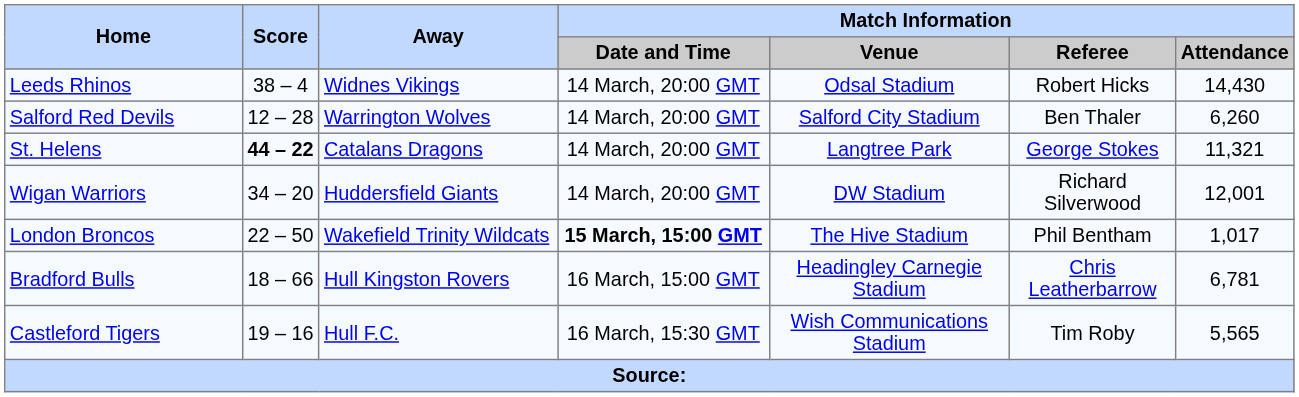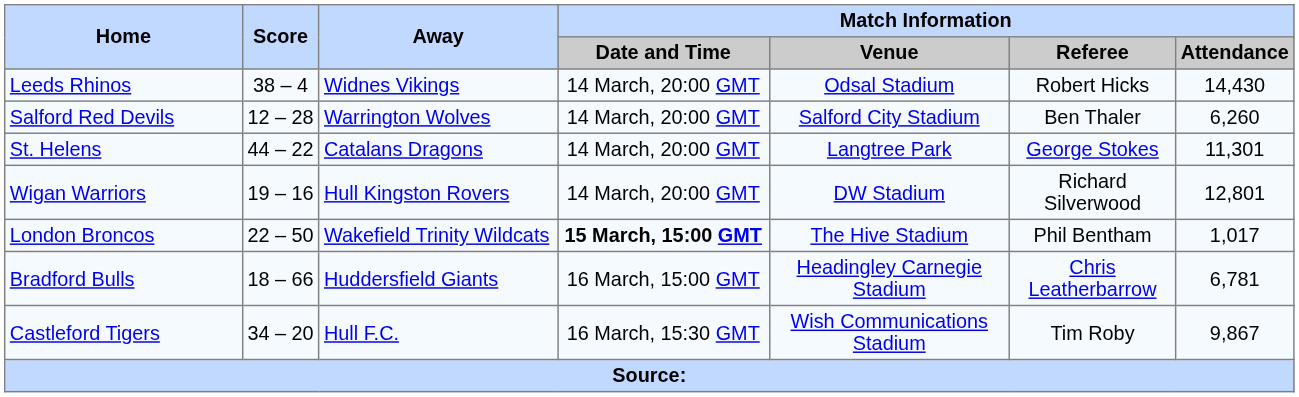(281, 149) bold -> (281, 149) normal
(1235, 149) 11,321 -> (1235, 149) 11,301
(281, 192) 34 – 20 -> (281, 192) 19 – 16
(411, 192) Huddersfield Giants -> (417, 192) Hull Kingston Rovers
(1235, 192) 12,001 -> (1235, 192) 12,801
(417, 278) Hull Kingston Rovers -> (411, 278) Huddersfield Giants
(281, 333) 19 – 16 -> (281, 333) 34 – 20
(1235, 333) 5,565 -> (1235, 333) 9,867
